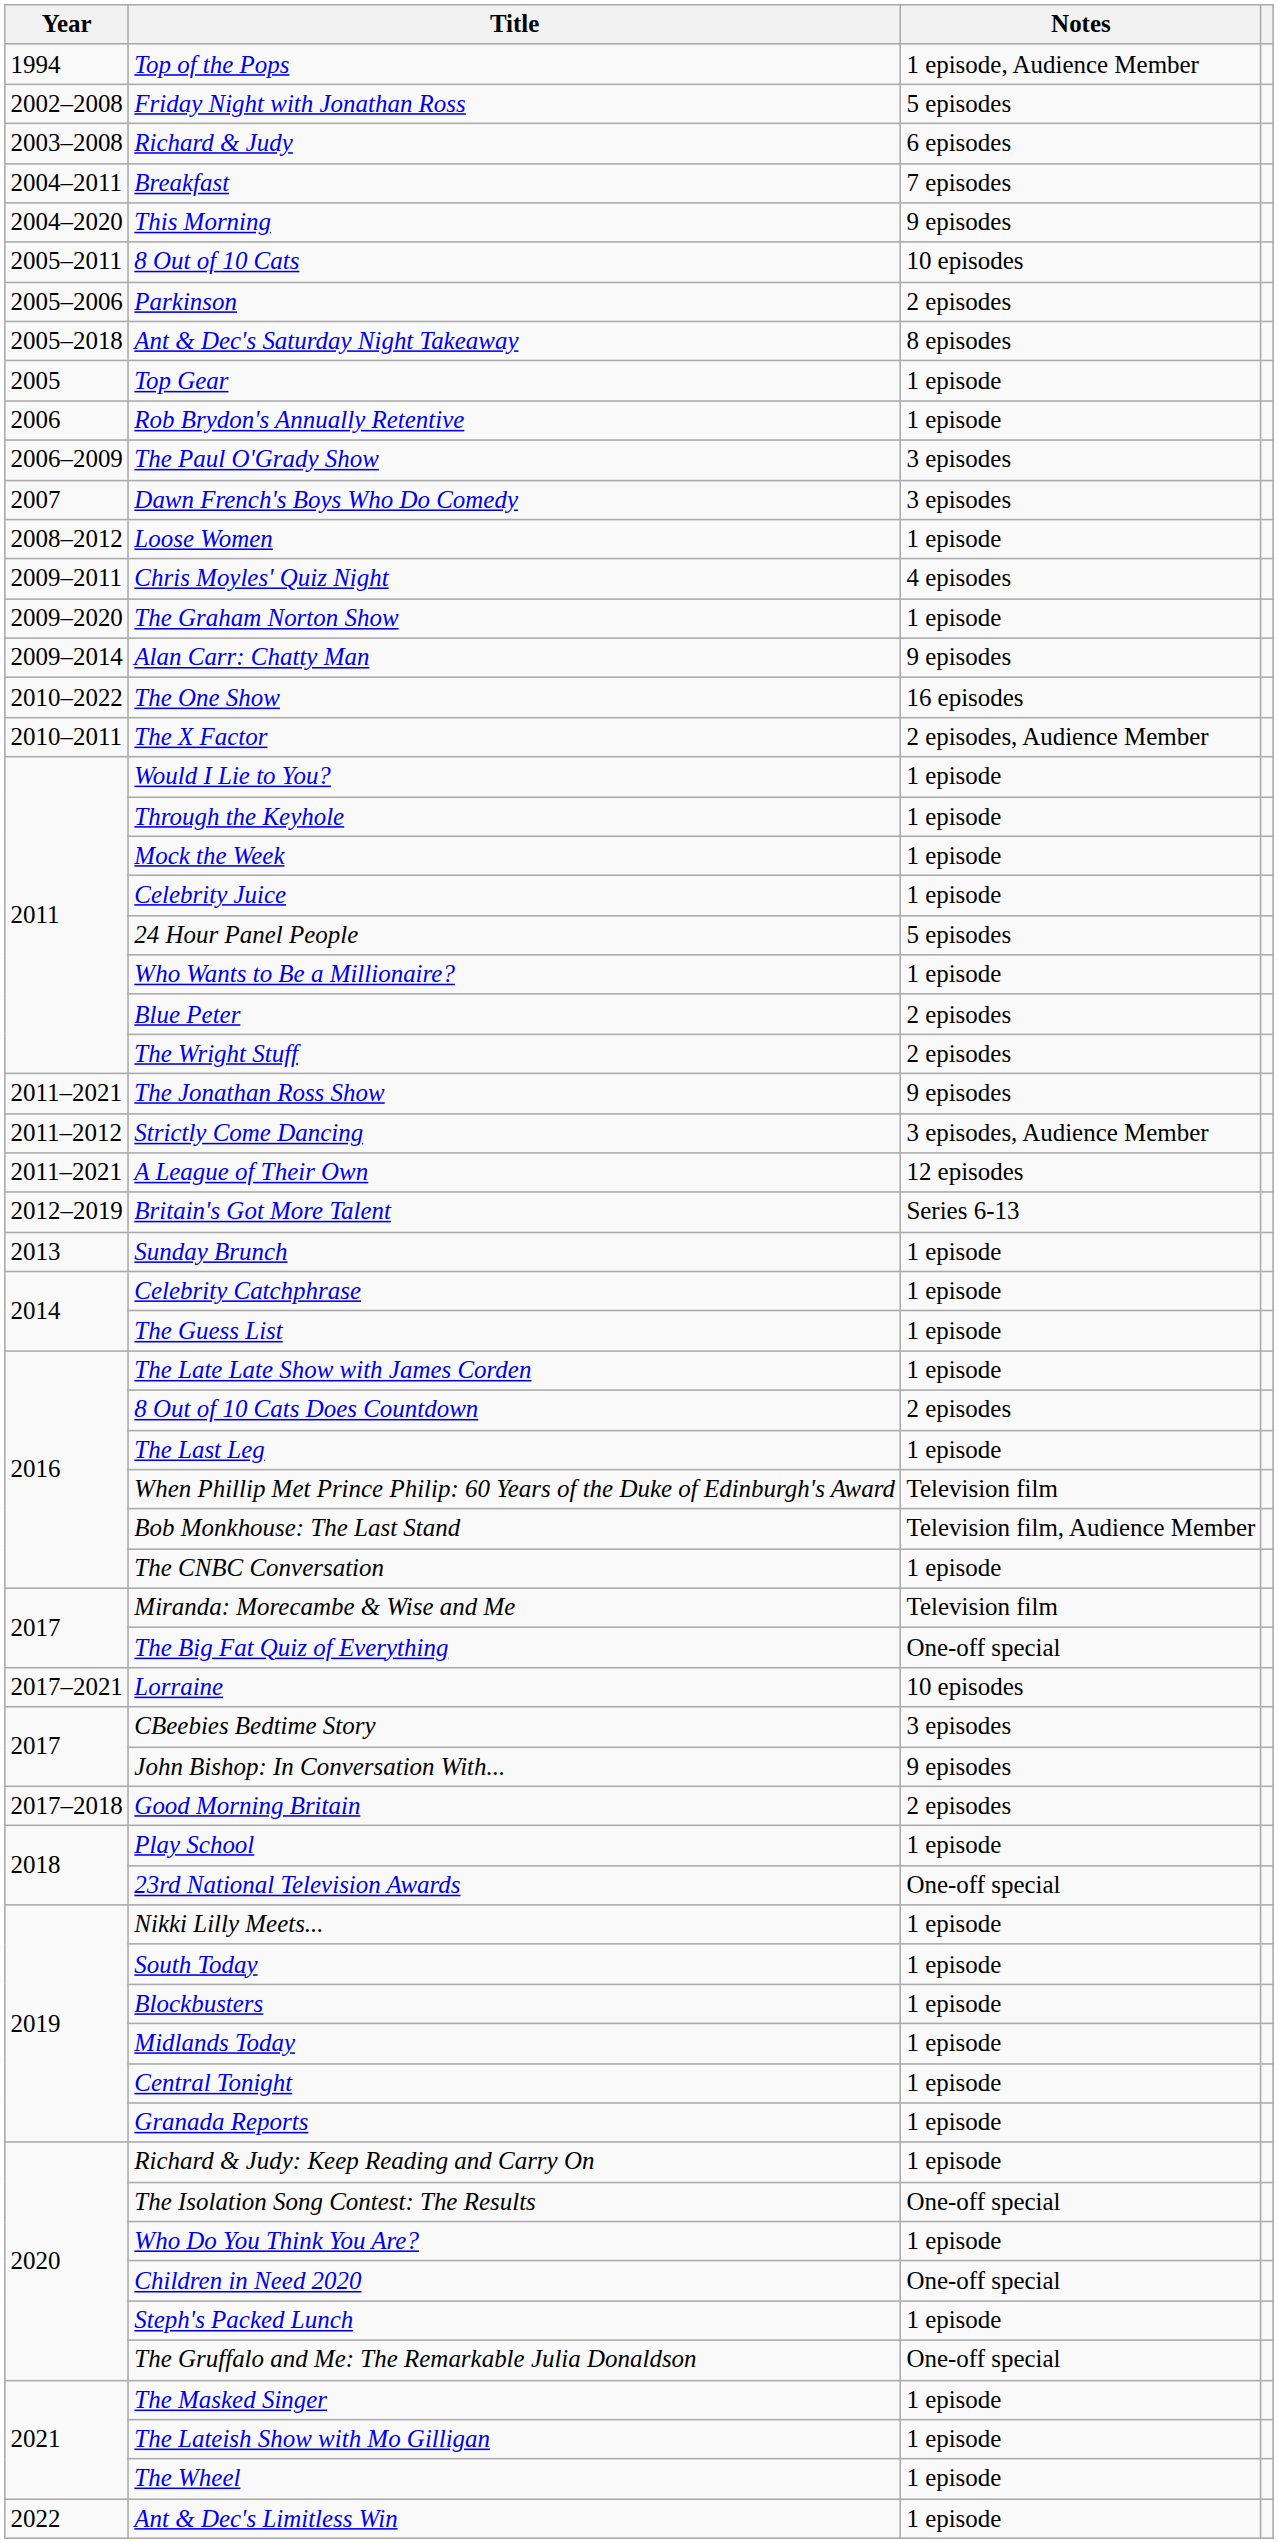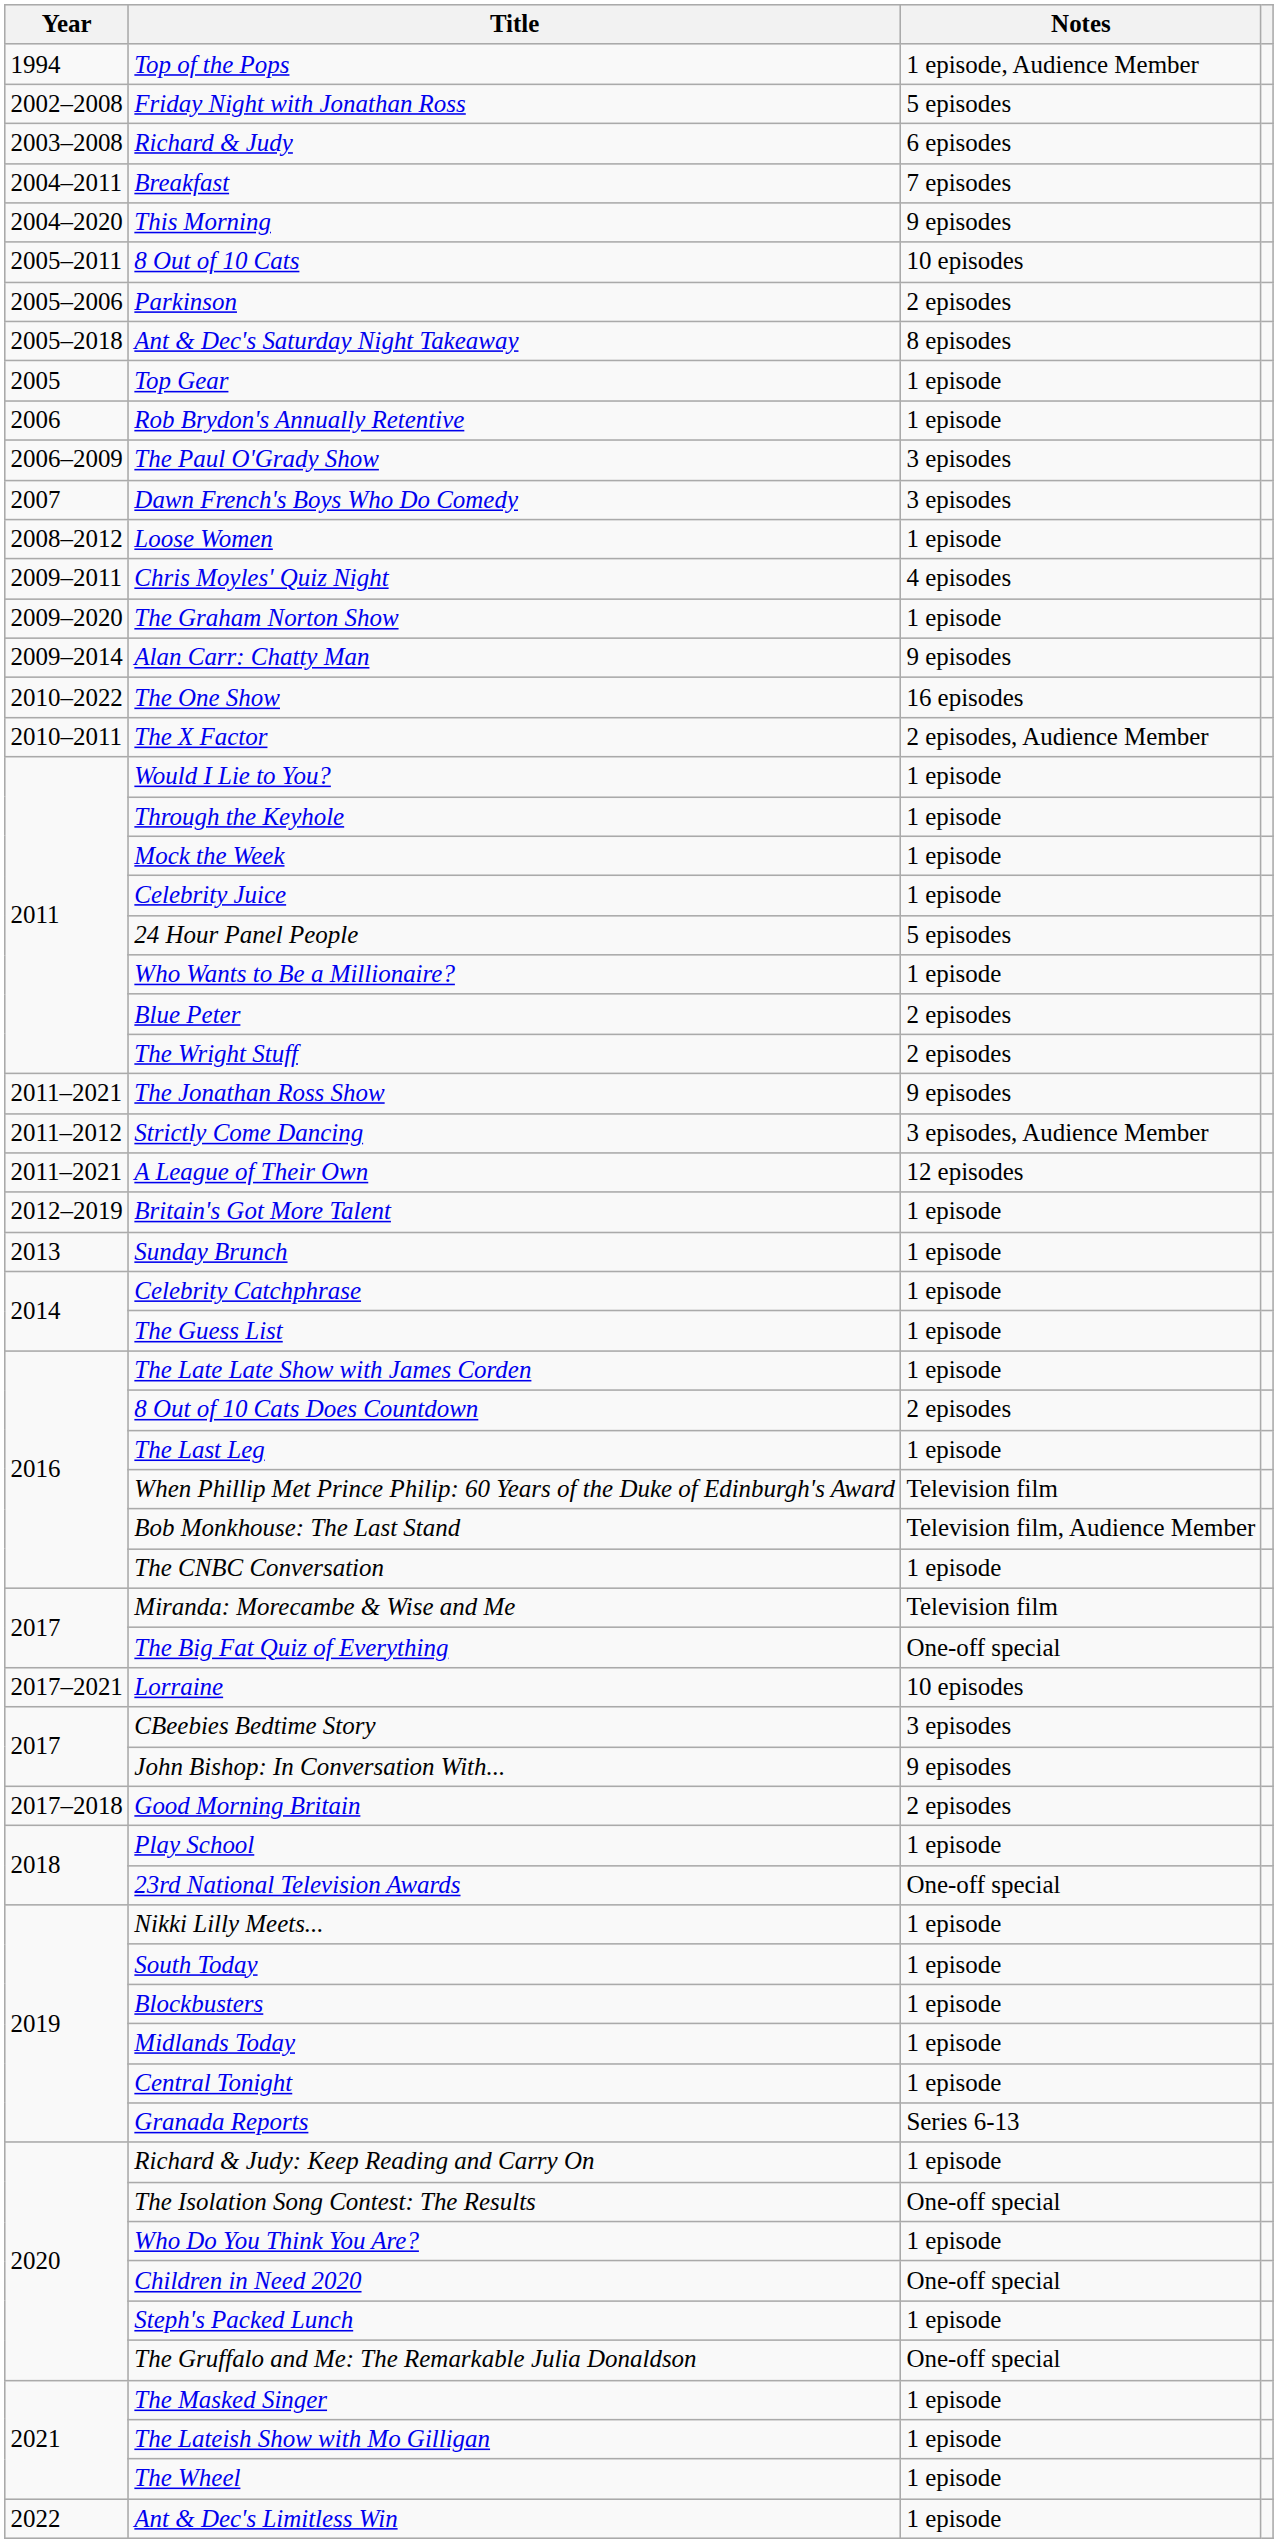(963, 1211) Series 6-13 -> (954, 1211) 1 episode
(954, 2122) 1 episode -> (963, 2122) Series 6-13
